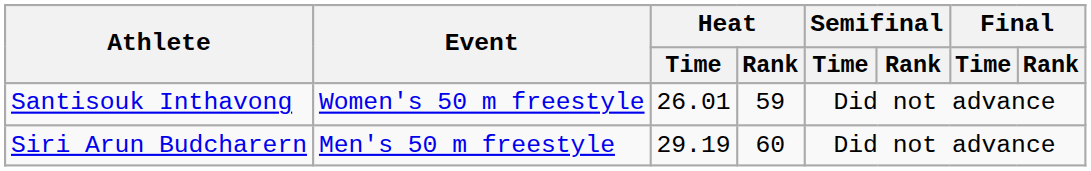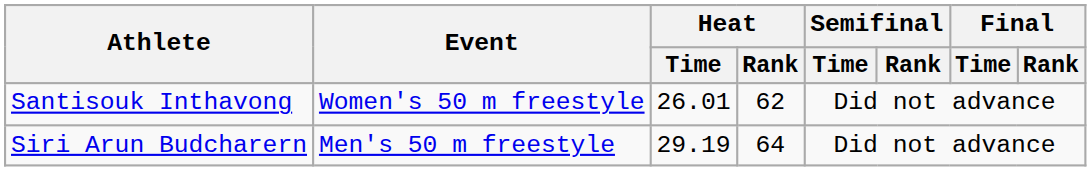(770, 104) 59 -> (770, 104) 62
(770, 145) 60 -> (770, 145) 64
